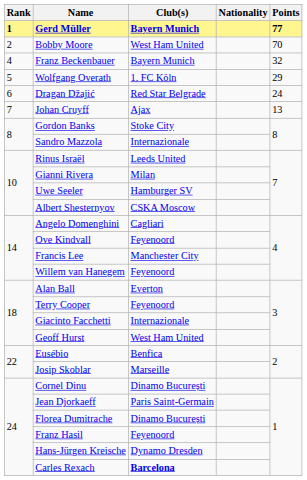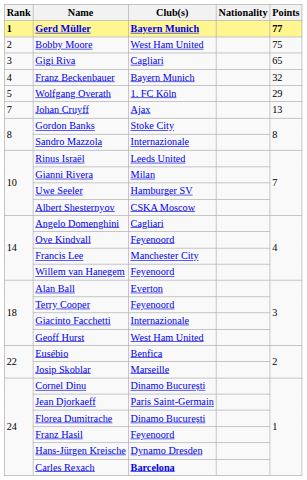(277, 45) 70 -> (277, 45) 75
+ row: (55, 61)
- row: (65, 93)
